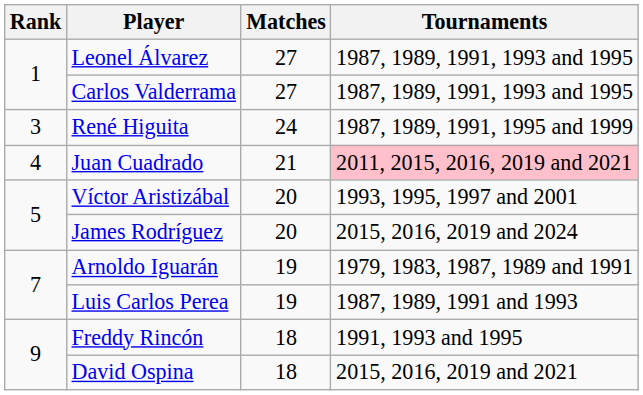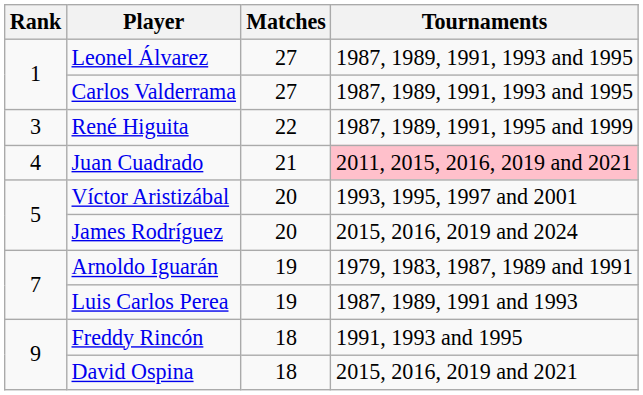(286, 127) 24 -> (286, 127) 22
